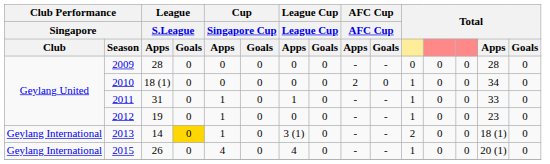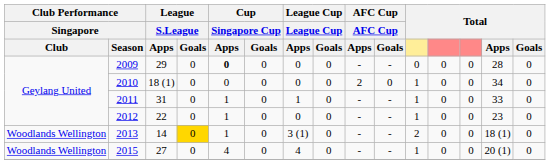(157, 64) 28 -> (161, 64) 29
(222, 64) normal -> (227, 64) bold
(157, 116) 19 -> (161, 116) 22
(54, 133) Geylang International -> (56, 133) Woodlands Wellington
(54, 151) Geylang International -> (56, 151) Woodlands Wellington
(157, 151) 26 -> (161, 151) 27
